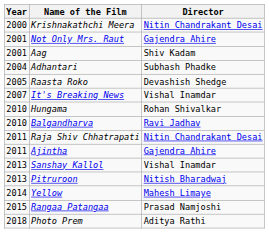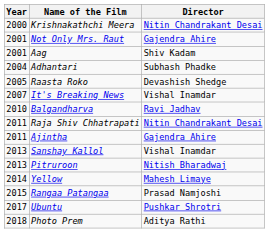- row: (49, 109)
+ row: (47, 207)
